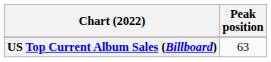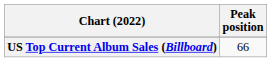(243, 47) 63 -> (243, 47) 66
